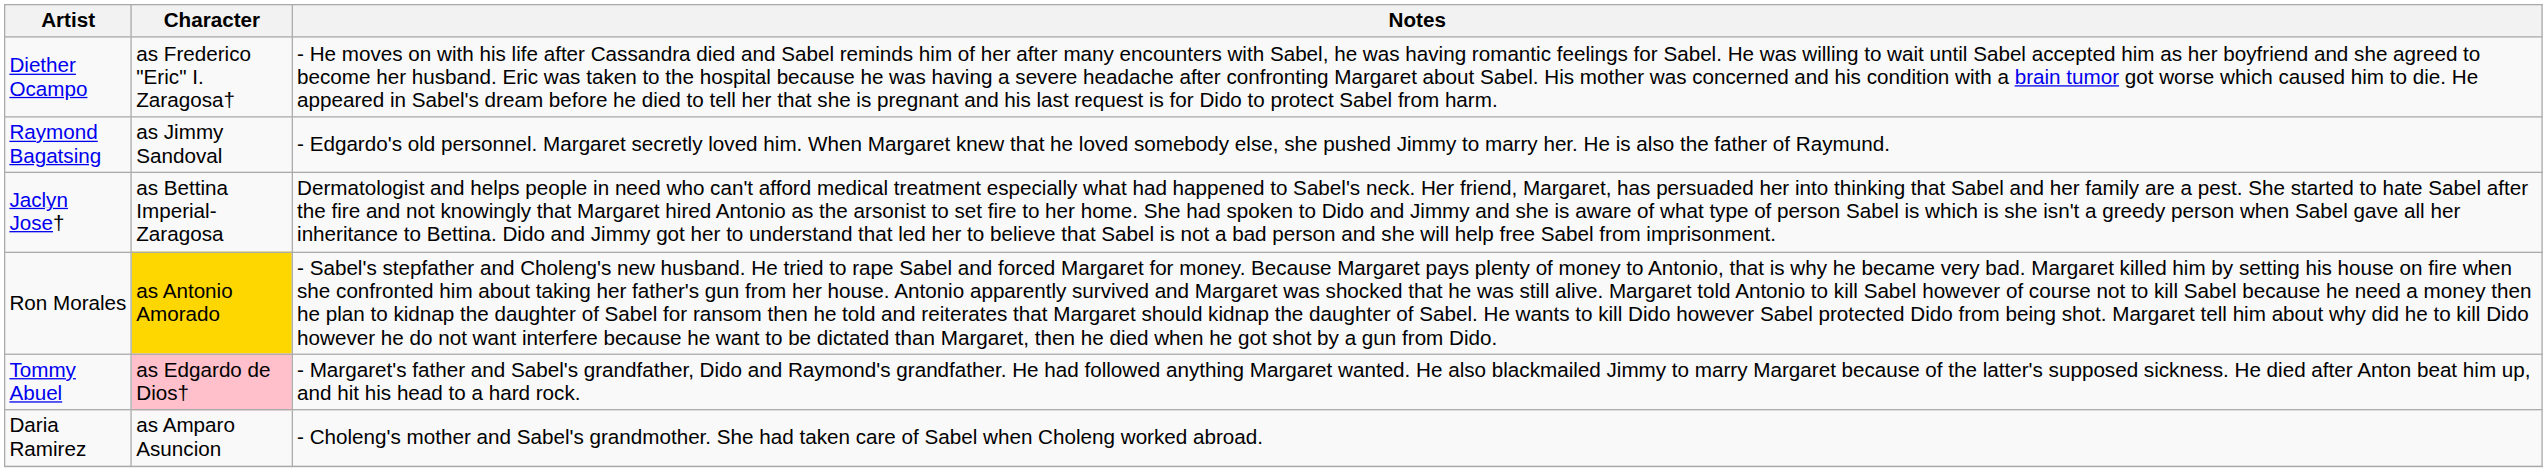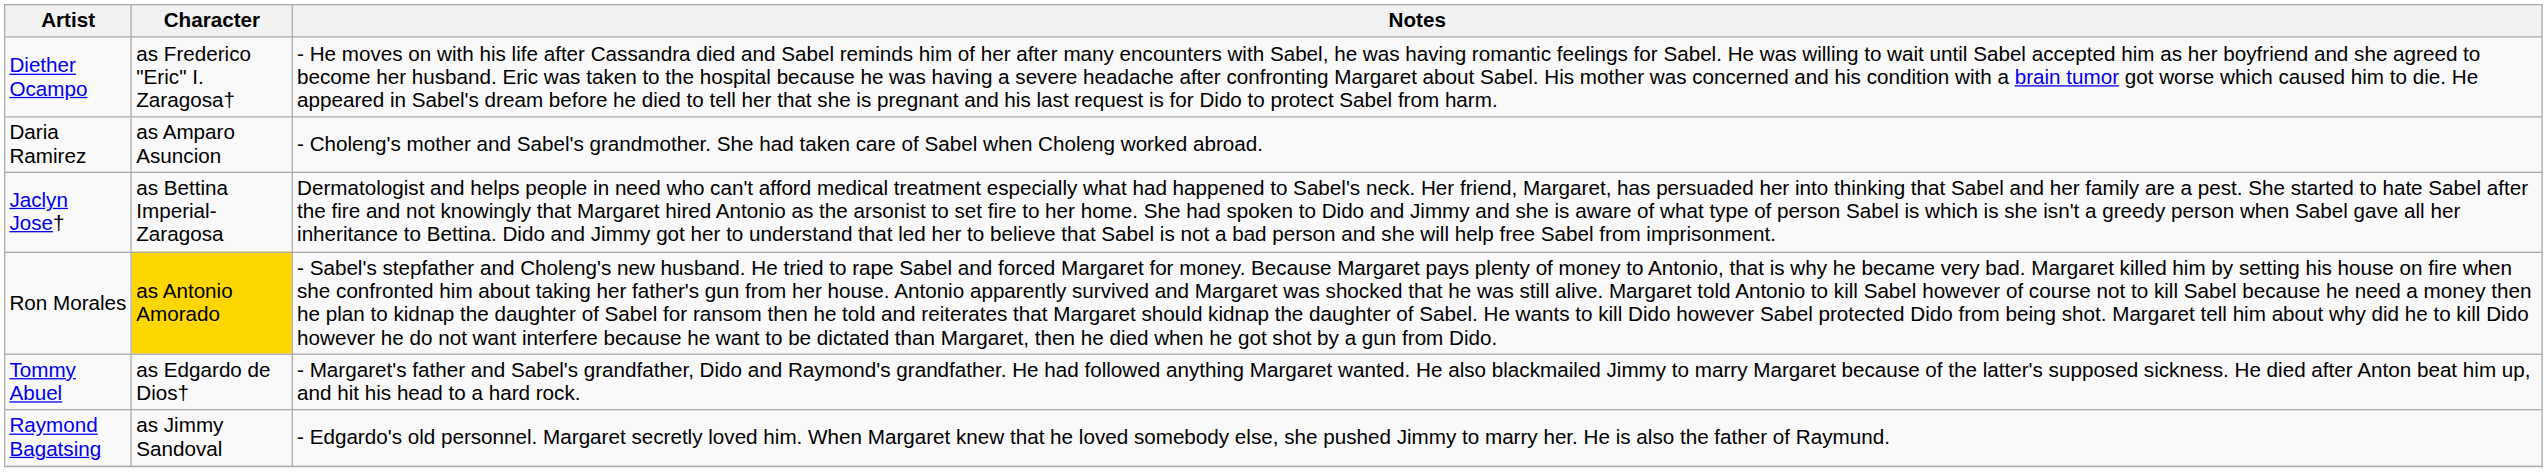rows swapped: (55, 144) <-> (48, 437)
(203, 381) pink background -> (203, 381) no background
